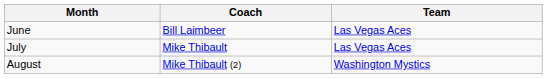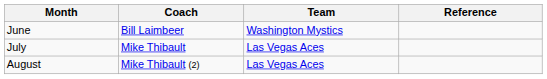+ column: (470, 13)
(372, 30) Las Vegas Aces -> (295, 30) Washington Mystics
(382, 64) Washington Mystics -> (285, 64) Las Vegas Aces
